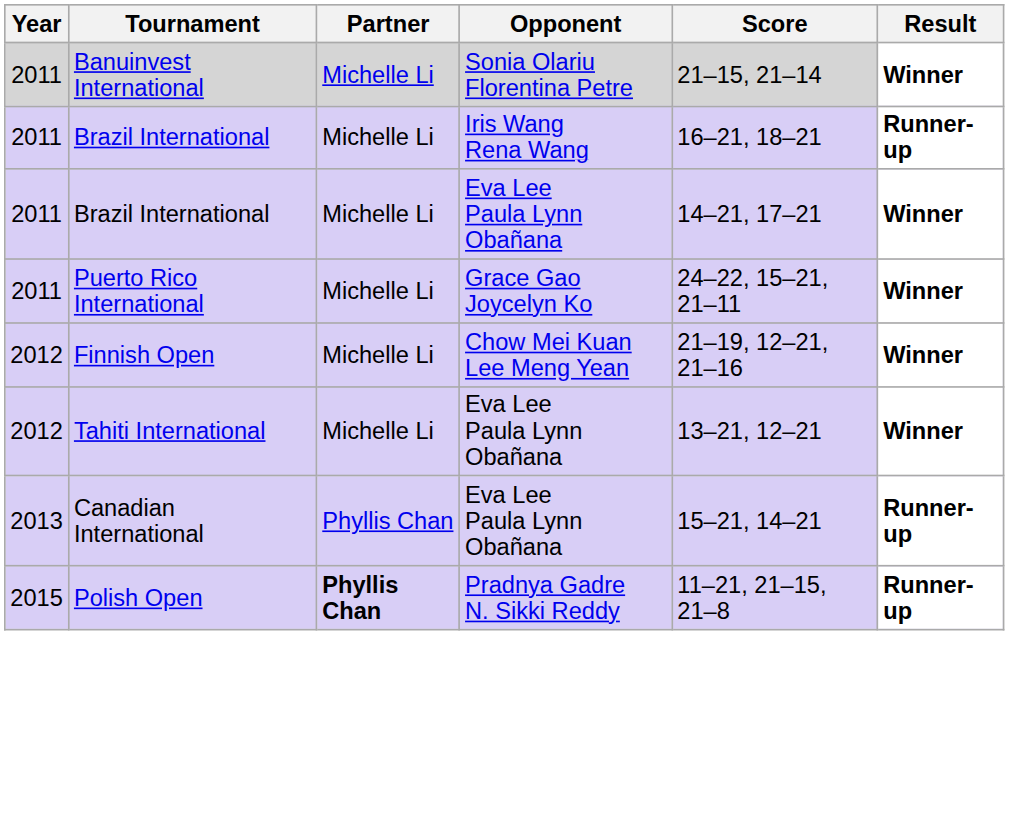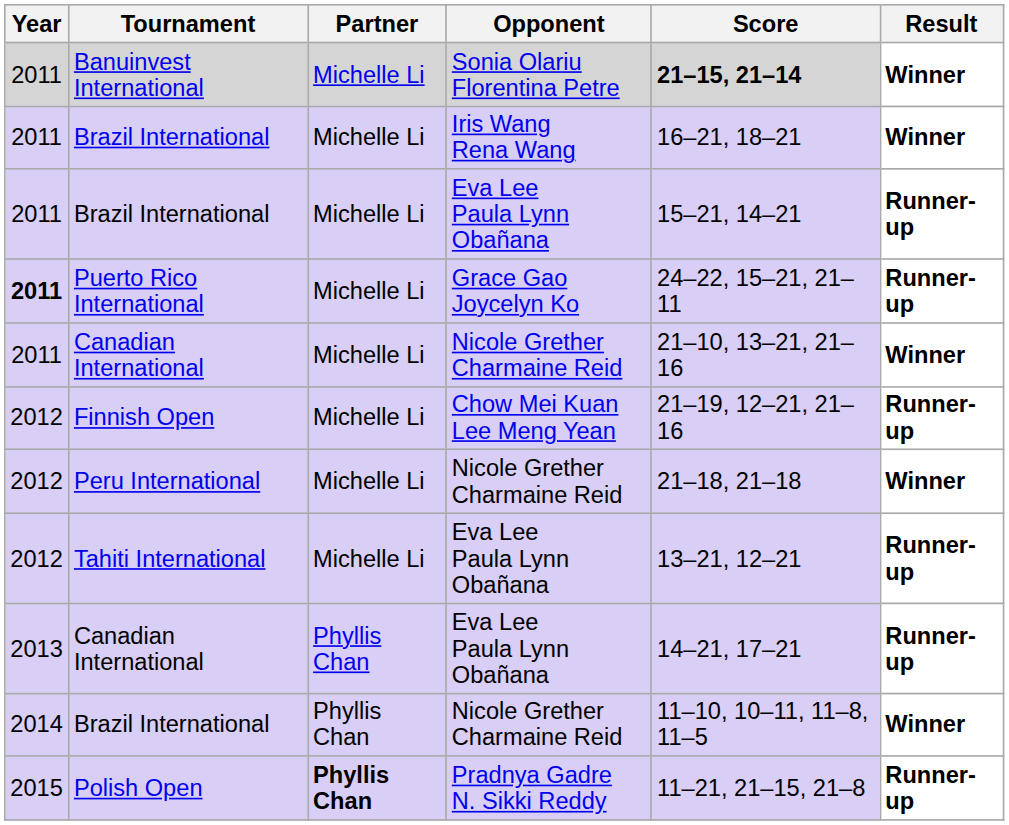(750, 74) normal -> (729, 74) bold
(928, 138) Runner-up -> (925, 138) Winner
(750, 215) 14–21, 17–21 -> (729, 215) 15–21, 14–21
(923, 215) Winner -> (931, 215) Runner-up
(37, 291) normal -> (37, 291) bold
(923, 291) Winner -> (931, 291) Runner-up
+ row: (139, 355)
(923, 355) Winner -> (931, 418) Runner-up
+ row: (167, 482)
(923, 431) Winner -> (931, 559) Runner-up
(750, 521) 15–21, 14–21 -> (729, 648) 14–21, 17–21
+ row: (172, 725)
